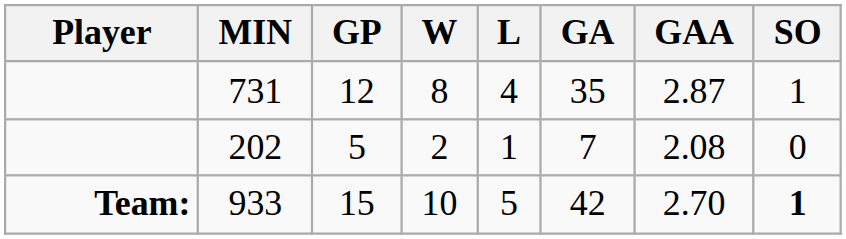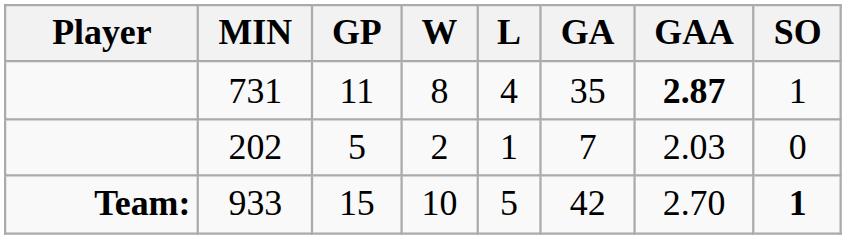(357, 89) 12 -> (357, 89) 11
(694, 89) normal -> (694, 89) bold
(694, 146) 2.08 -> (694, 146) 2.03
